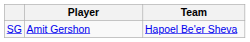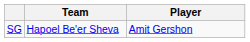columns swapped: (83, 12) <-> (194, 12)
